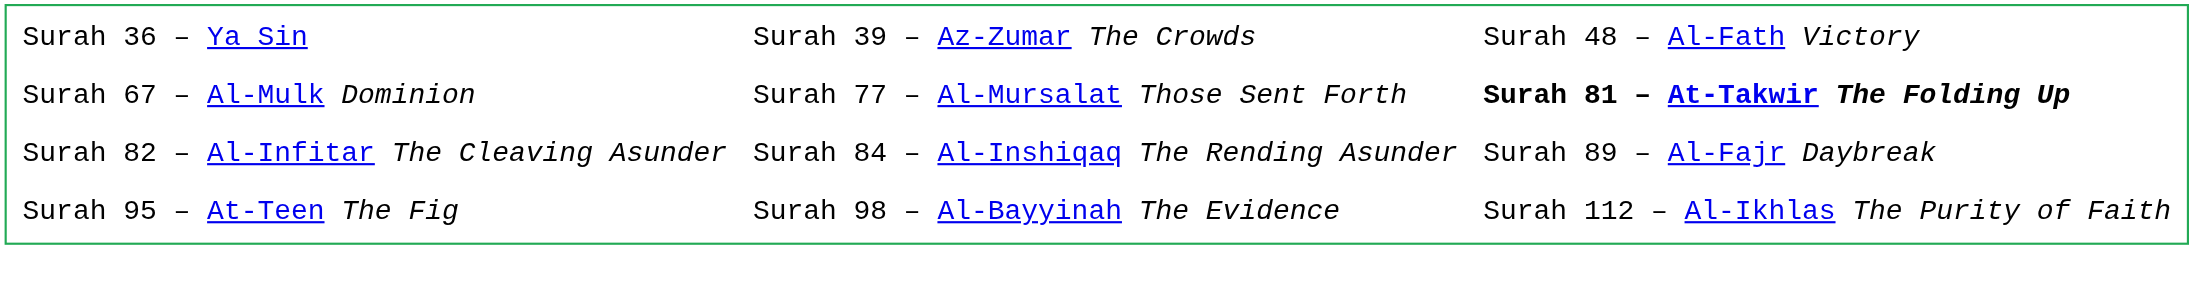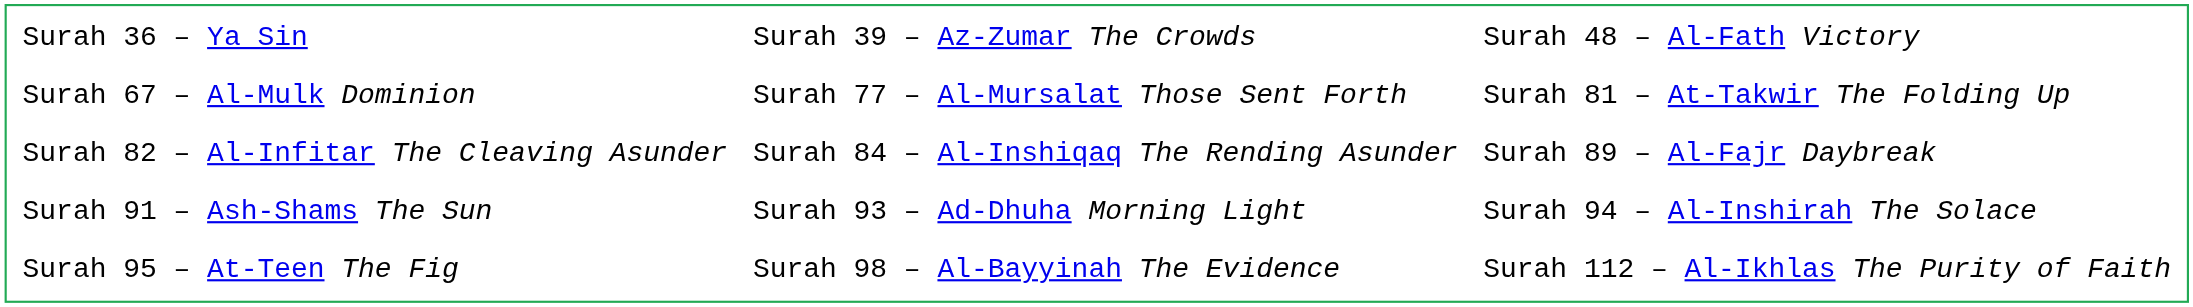(1777, 95) bold -> (1777, 95) normal
+ row: (257, 211)
